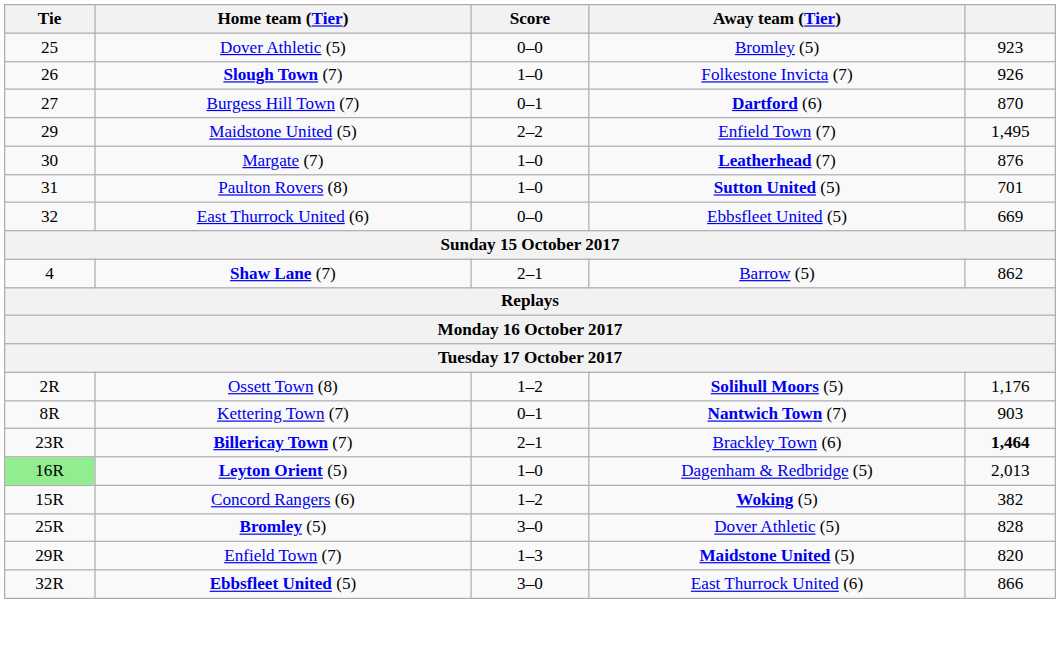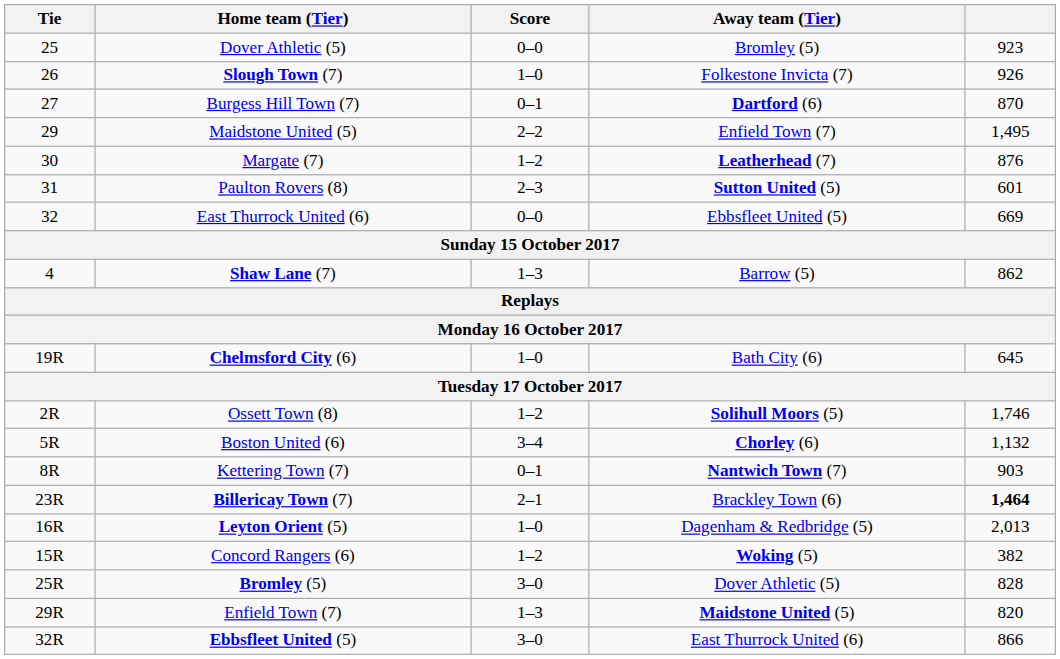(530, 160) 1–0 -> (530, 160) 1–2
(530, 188) 1–0 -> (530, 188) 2–3
(1010, 188) 701 -> (1010, 188) 601
(530, 273) 2–1 -> (530, 273) 1–3
+ row: (283, 358)
(1010, 386) 1,176 -> (1010, 414) 1,746
+ row: (283, 442)
(50, 471) lightgreen background -> (50, 527) no background
